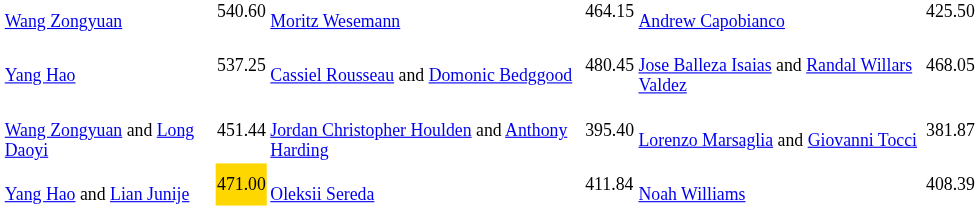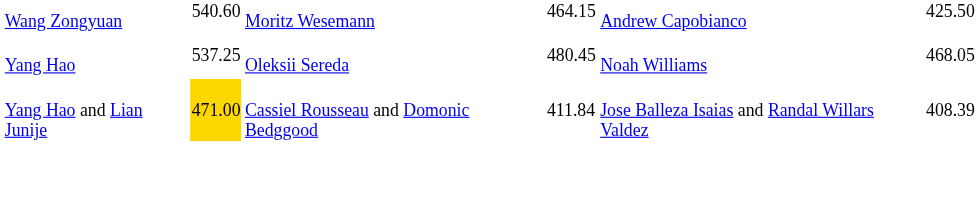(421, 75) Cassiel Rousseau and Domonic Bedggood -> (297, 65) Oleksii Sereda
(775, 75) Jose Balleza Isaias and Randal Willars Valdez -> (654, 65) Noah Williams
- row: (100, 140)
(322, 194) Oleksii Sereda -> (357, 120) Cassiel Rousseau and Domonic Bedggood
(692, 194) Noah Williams -> (737, 120) Jose Balleza Isaias and Randal Willars Valdez
